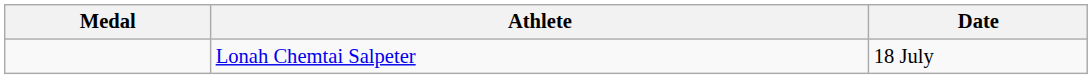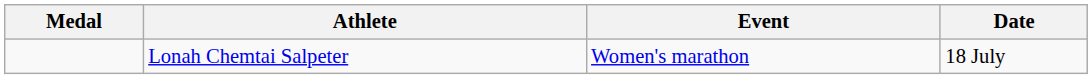+ column: (763, 21)
